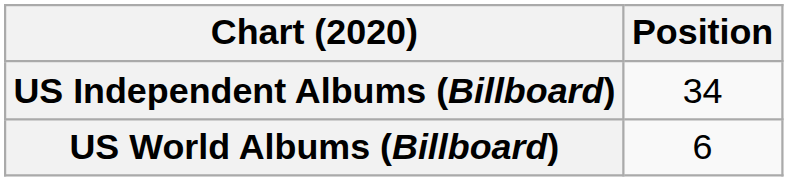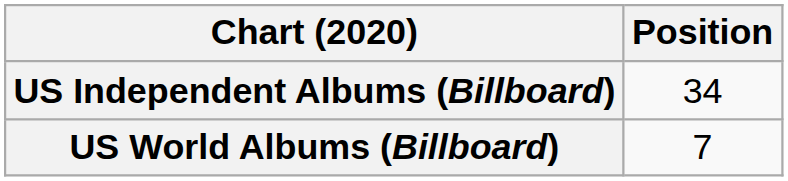(703, 146) 6 -> (703, 146) 7
